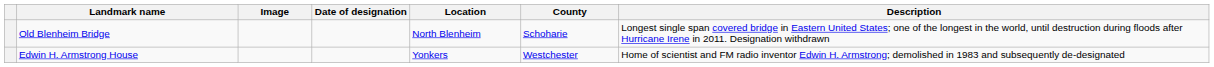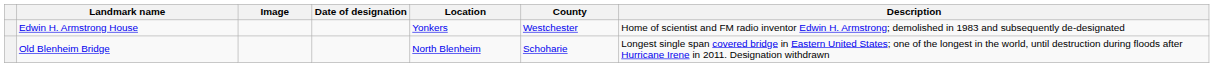rows swapped: (78, 54) <-> (64, 33)
